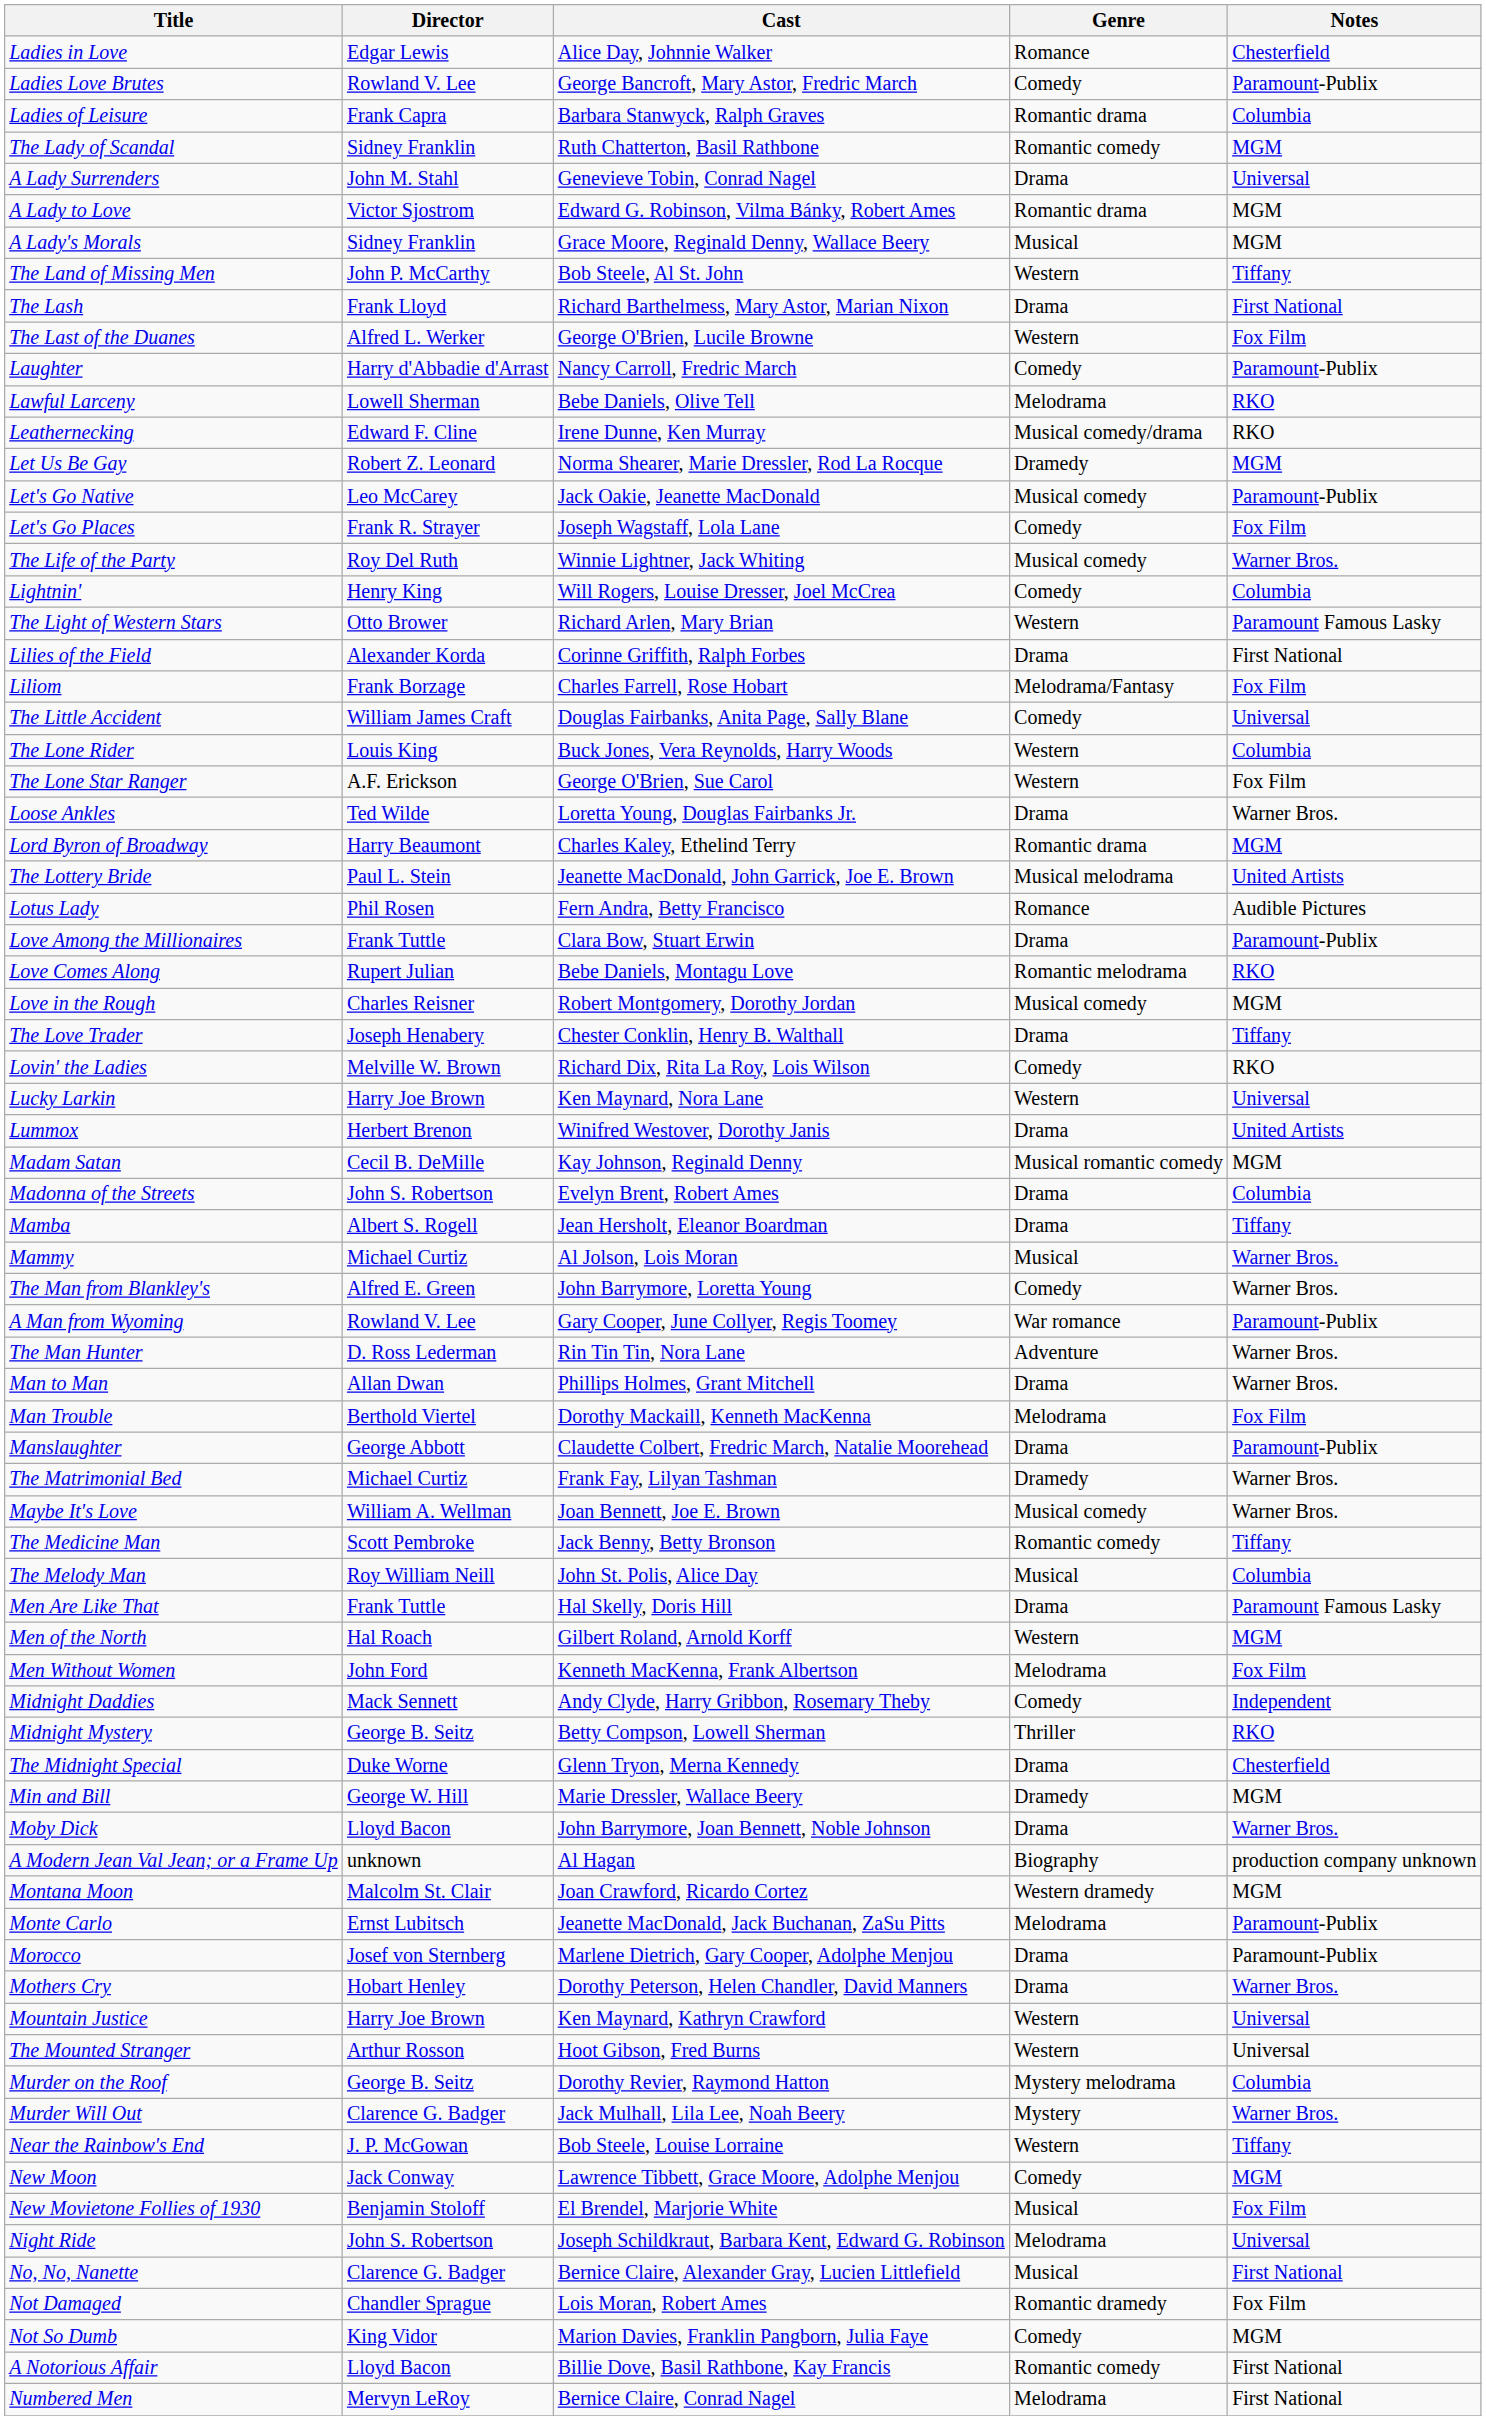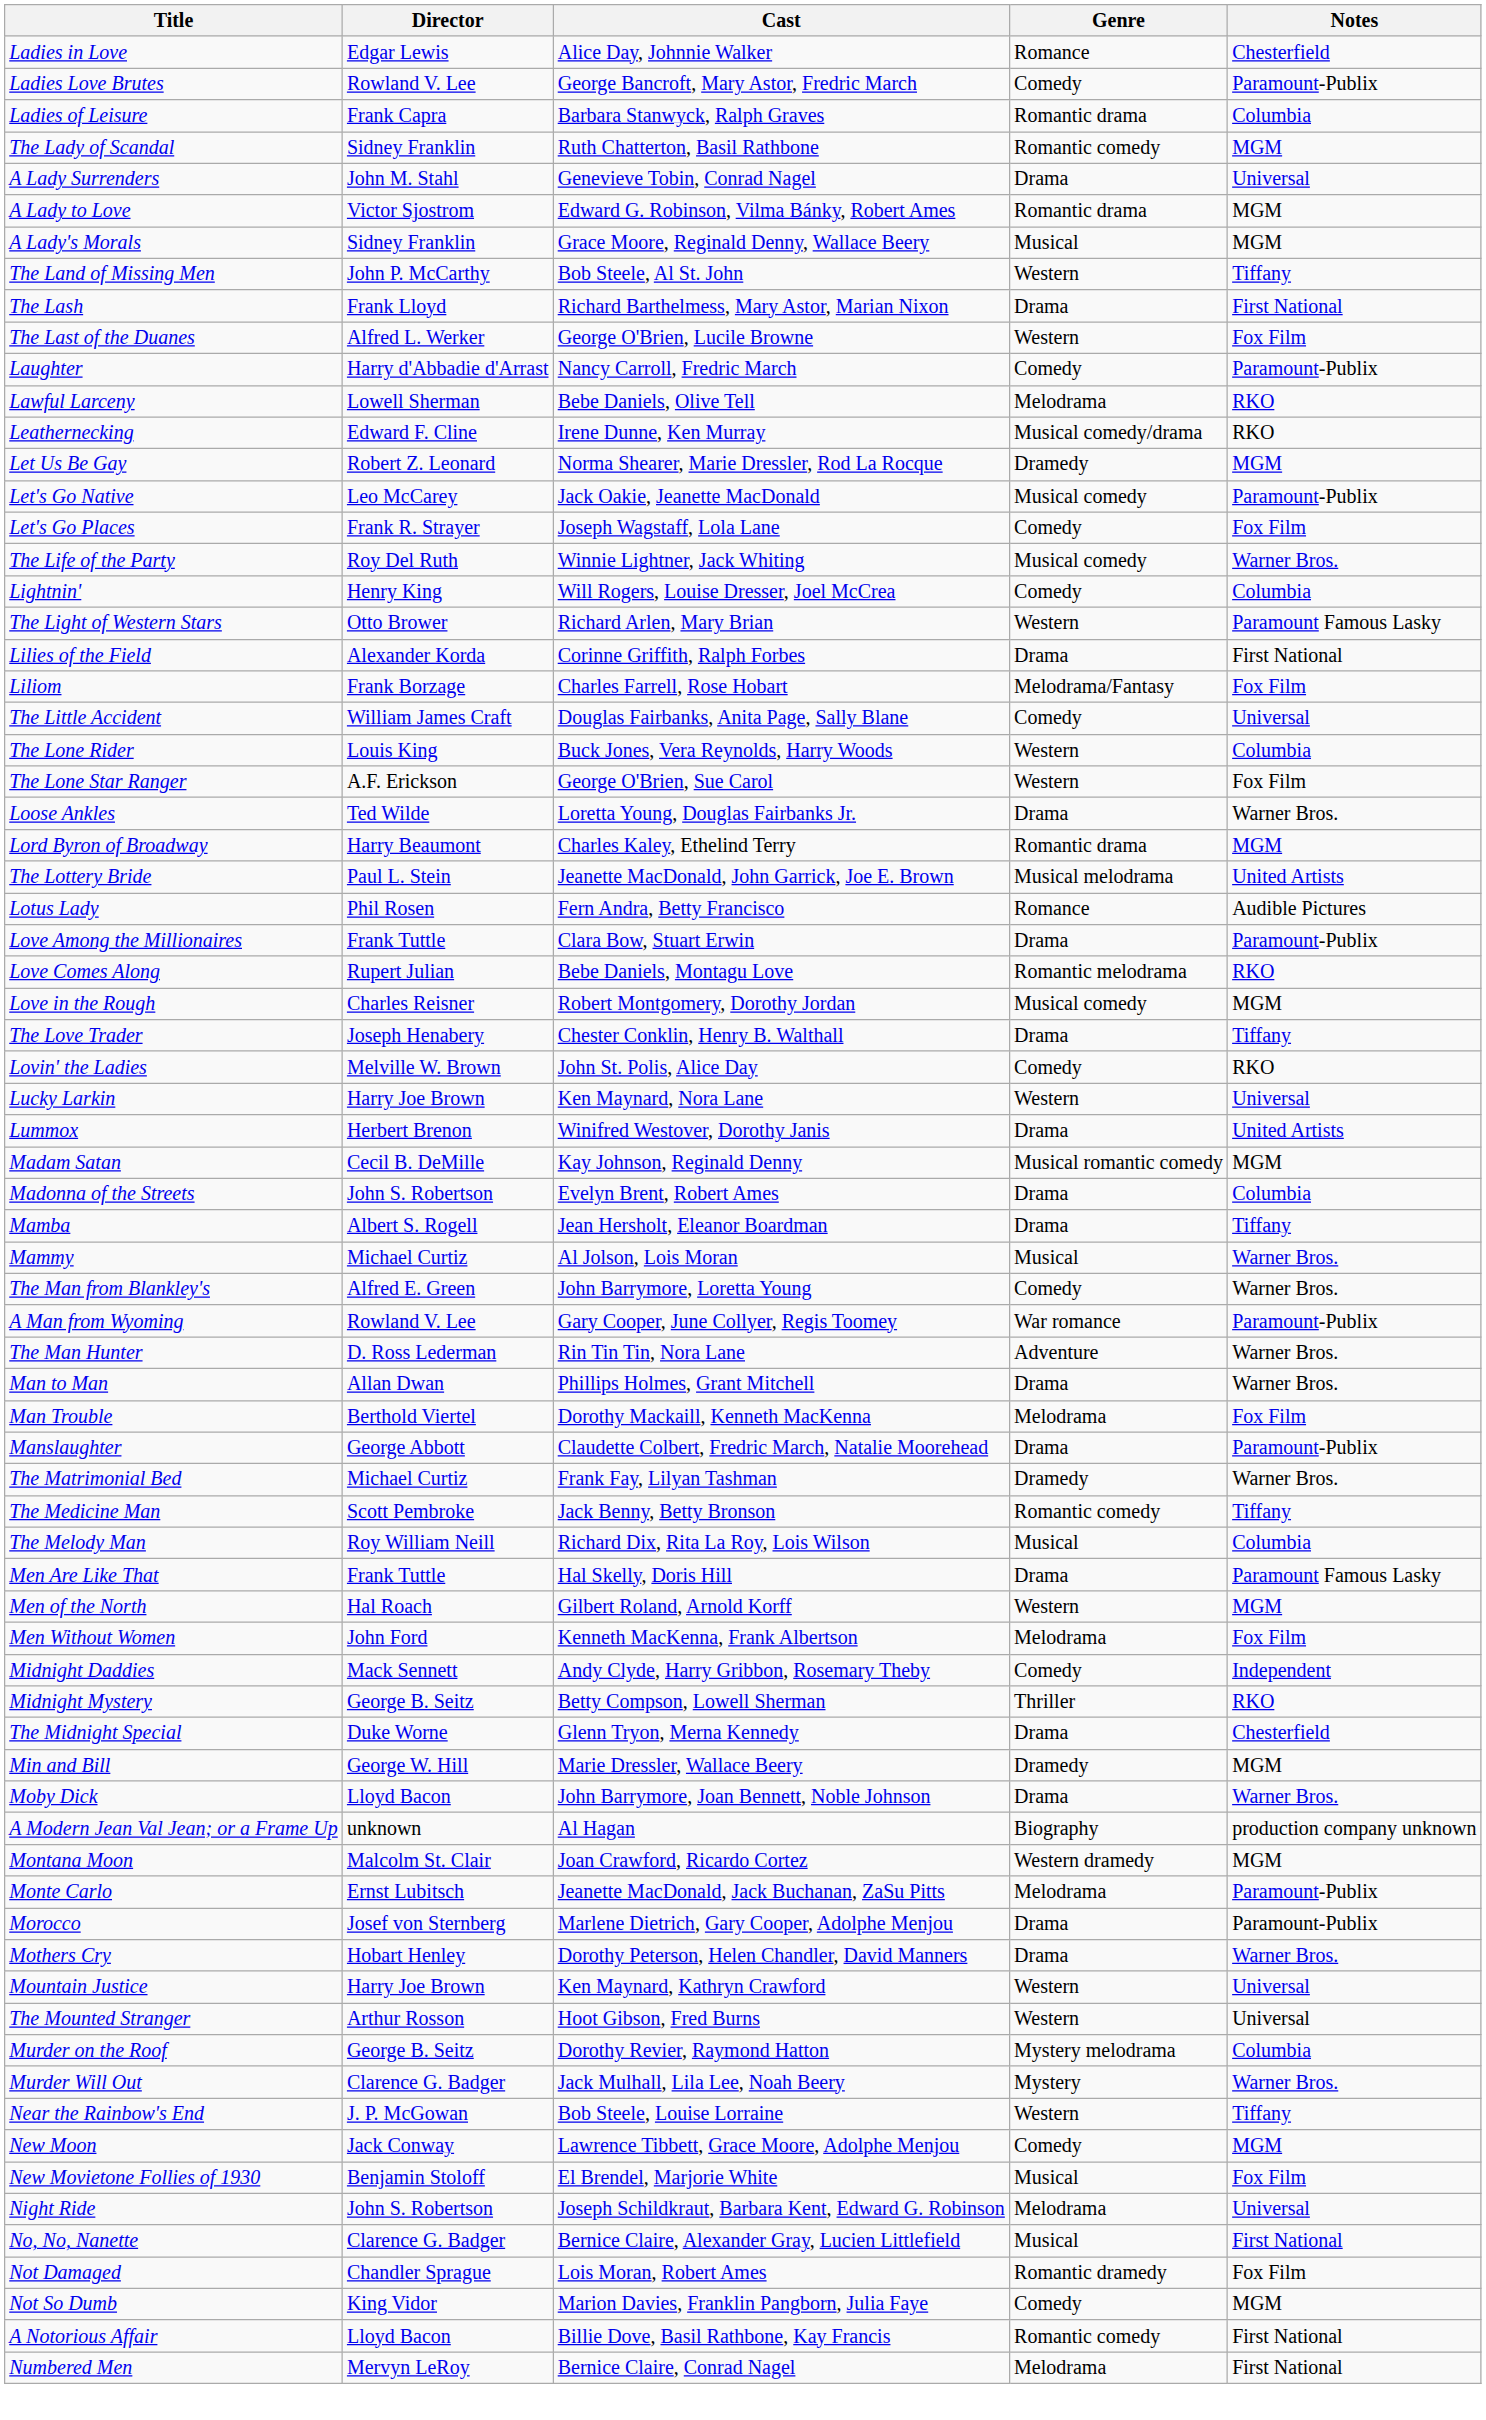(714, 1067) Richard Dix, Rita La Roy, Lois Wilson -> (658, 1067) John St. Polis, Alice Day
- row: (73, 1511)
(658, 1574) John St. Polis, Alice Day -> (714, 1542) Richard Dix, Rita La Roy, Lois Wilson
